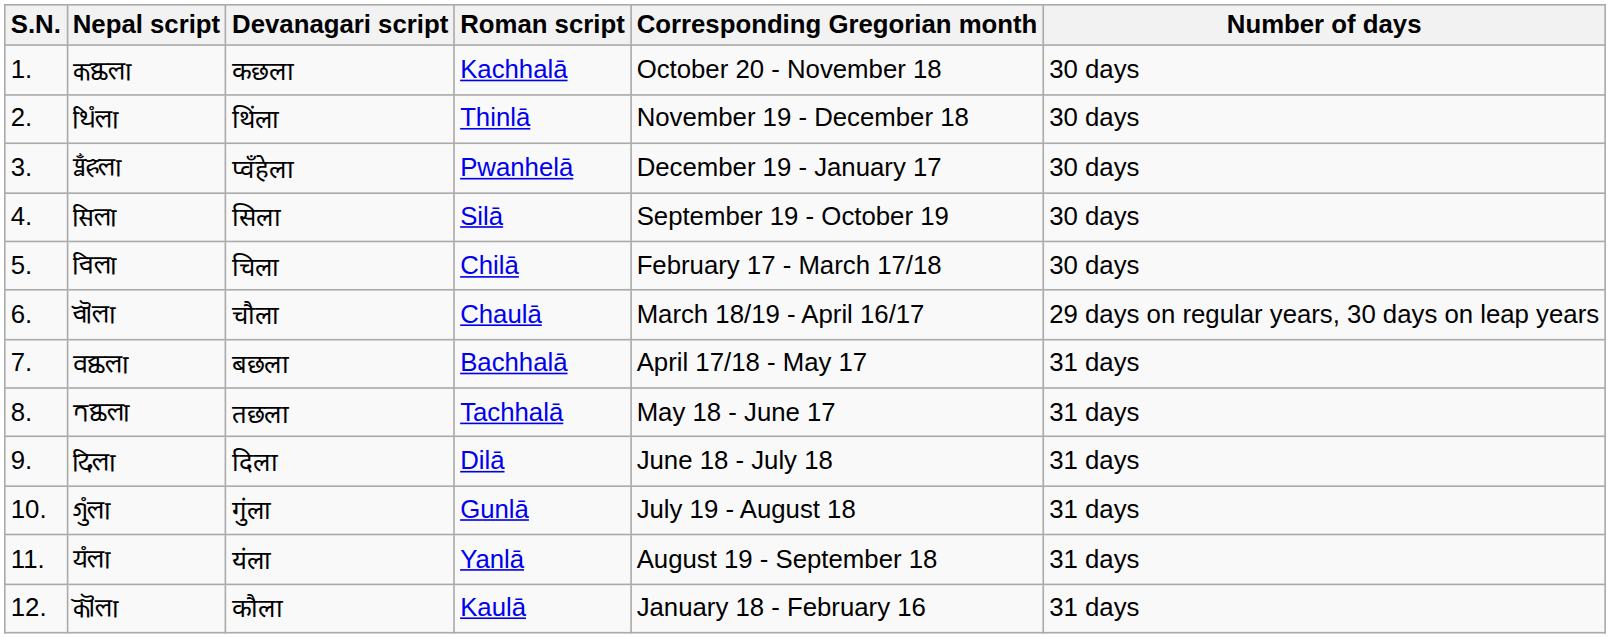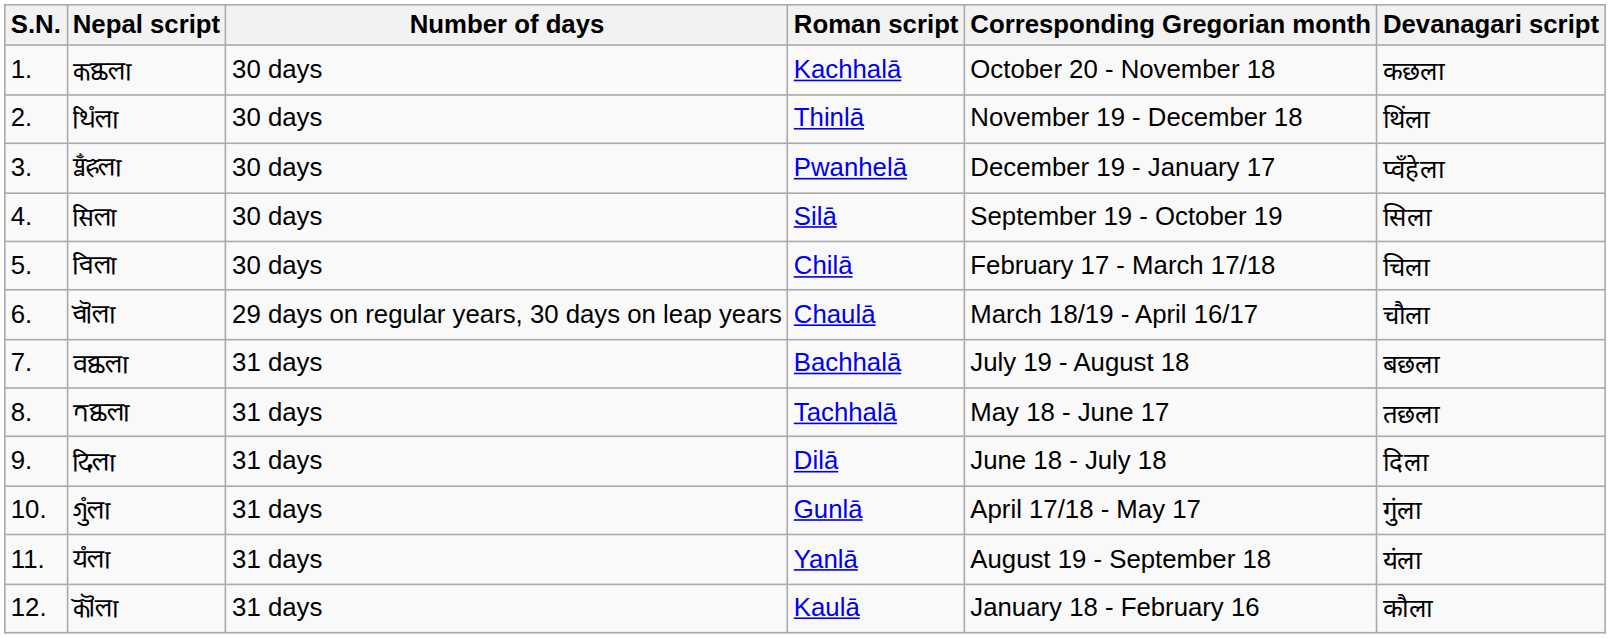columns swapped: (340, 24) <-> (1324, 24)
(752, 363) April 17/18 - May 17 -> (1080, 363) July 19 - August 18
(746, 509) July 19 - August 18 -> (1086, 509) April 17/18 - May 17
